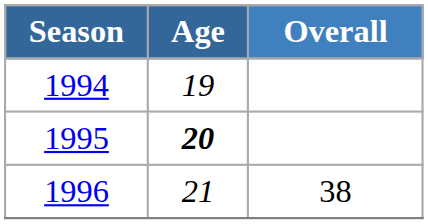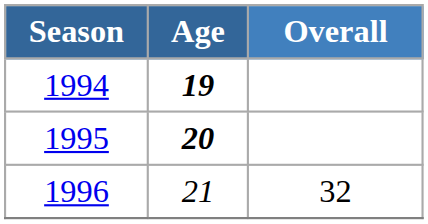(198, 84) normal -> (198, 84) bold
(336, 191) 38 -> (336, 191) 32
